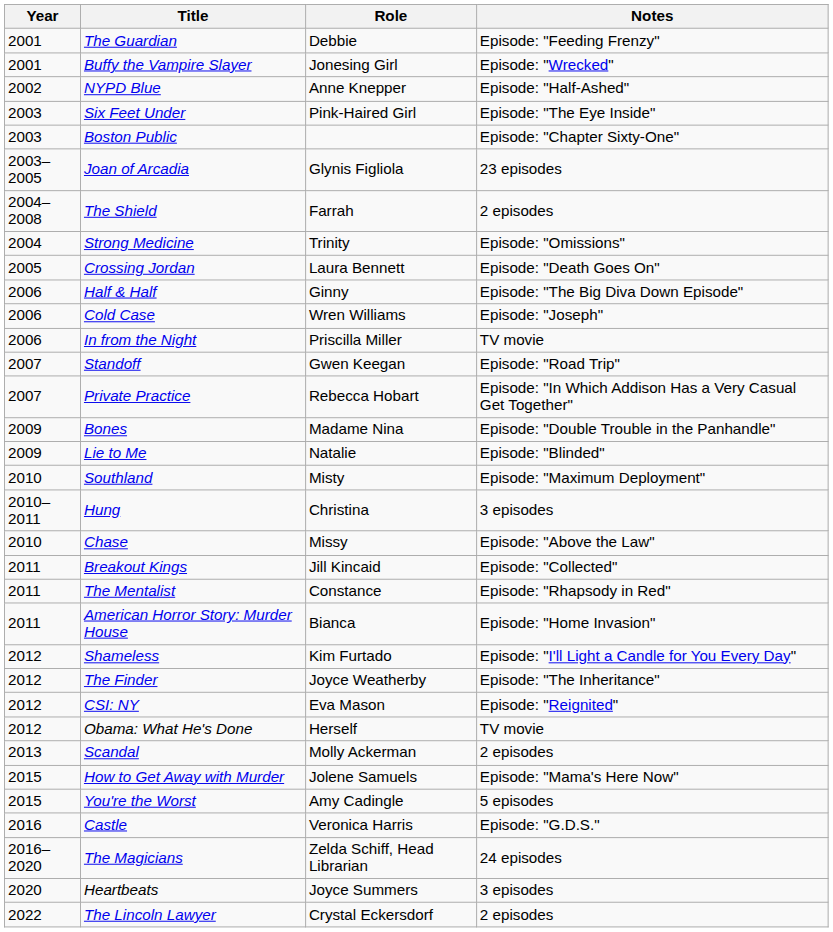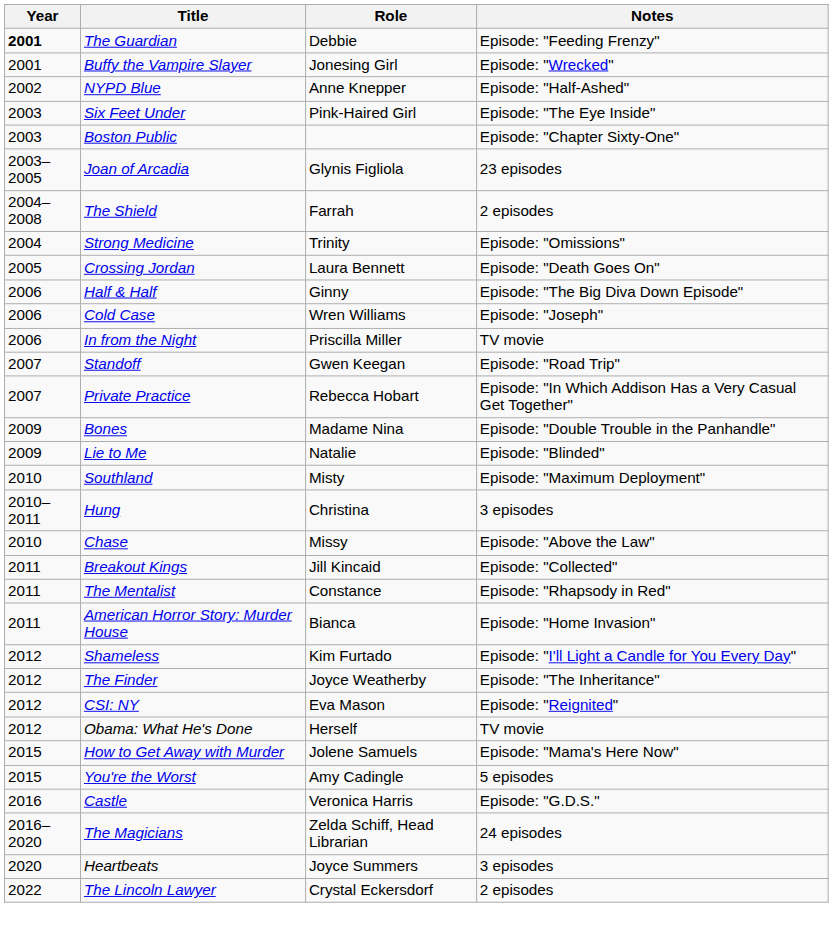(25, 40) normal -> (25, 40) bold
- row: (111, 752)
